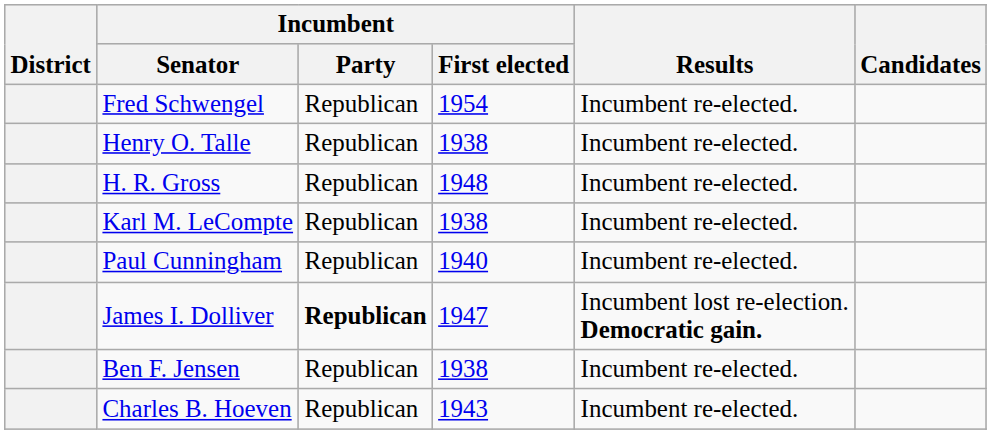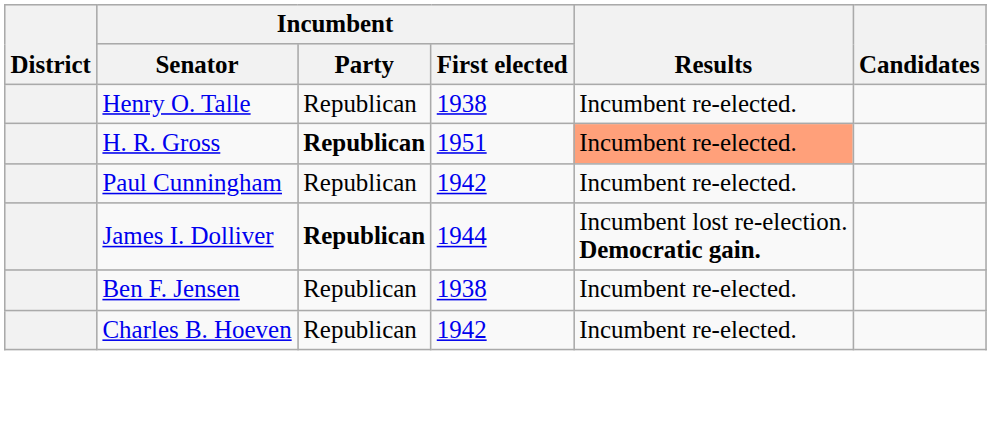- row: (183, 103)
(361, 182) normal -> (364, 143) bold
(463, 182) 1948 -> (462, 143) 1951
(689, 182) no background -> (688, 143) lightsalmon background
- row: (198, 222)
(463, 261) 1940 -> (462, 182) 1942
(463, 315) 1947 -> (462, 236) 1944
(463, 408) 1943 -> (462, 329) 1942
